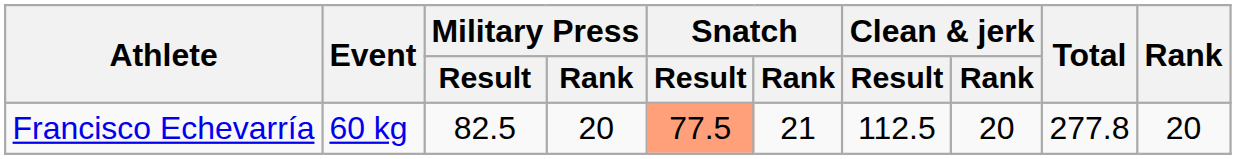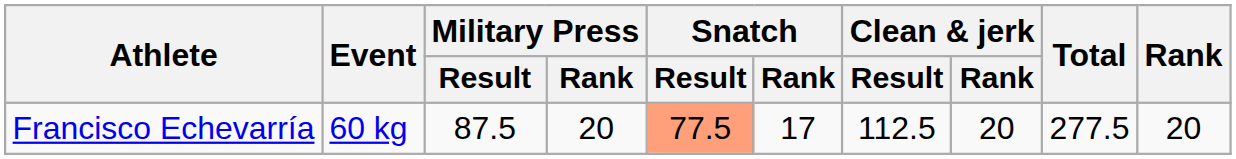(485, 129) 82.5 -> (485, 129) 87.5
(798, 129) 21 -> (798, 129) 17
(1089, 129) 277.8 -> (1089, 129) 277.5
